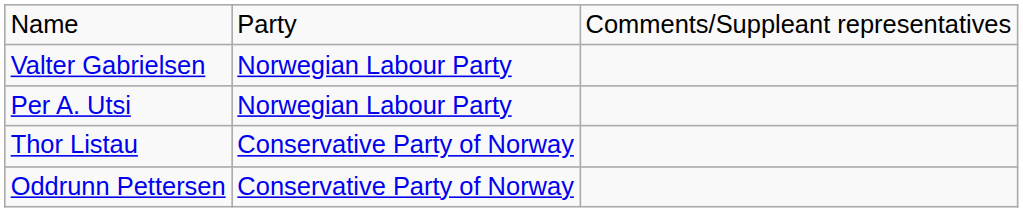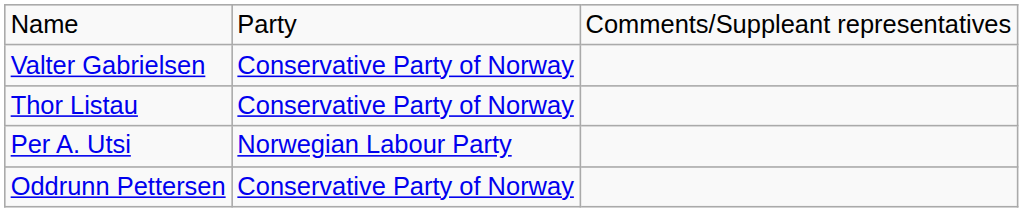(375, 65) Norwegian Labour Party -> (406, 65) Conservative Party of Norway
rows swapped: (71, 105) <-> (74, 145)
